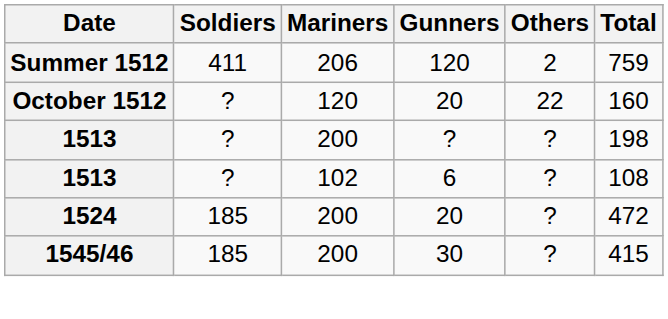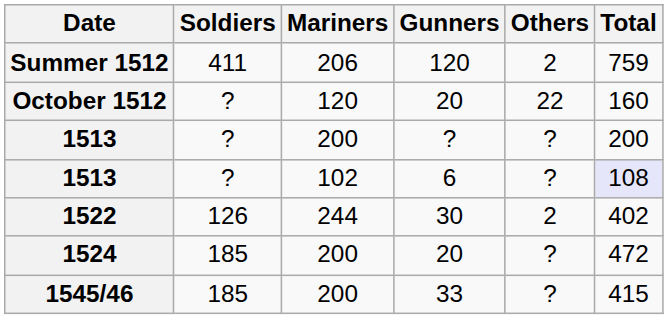(628, 139) 198 -> (628, 139) 200
(628, 178) no background -> (628, 178) lavender background
+ row: (89, 216)
(450, 255) 30 -> (450, 293) 33
